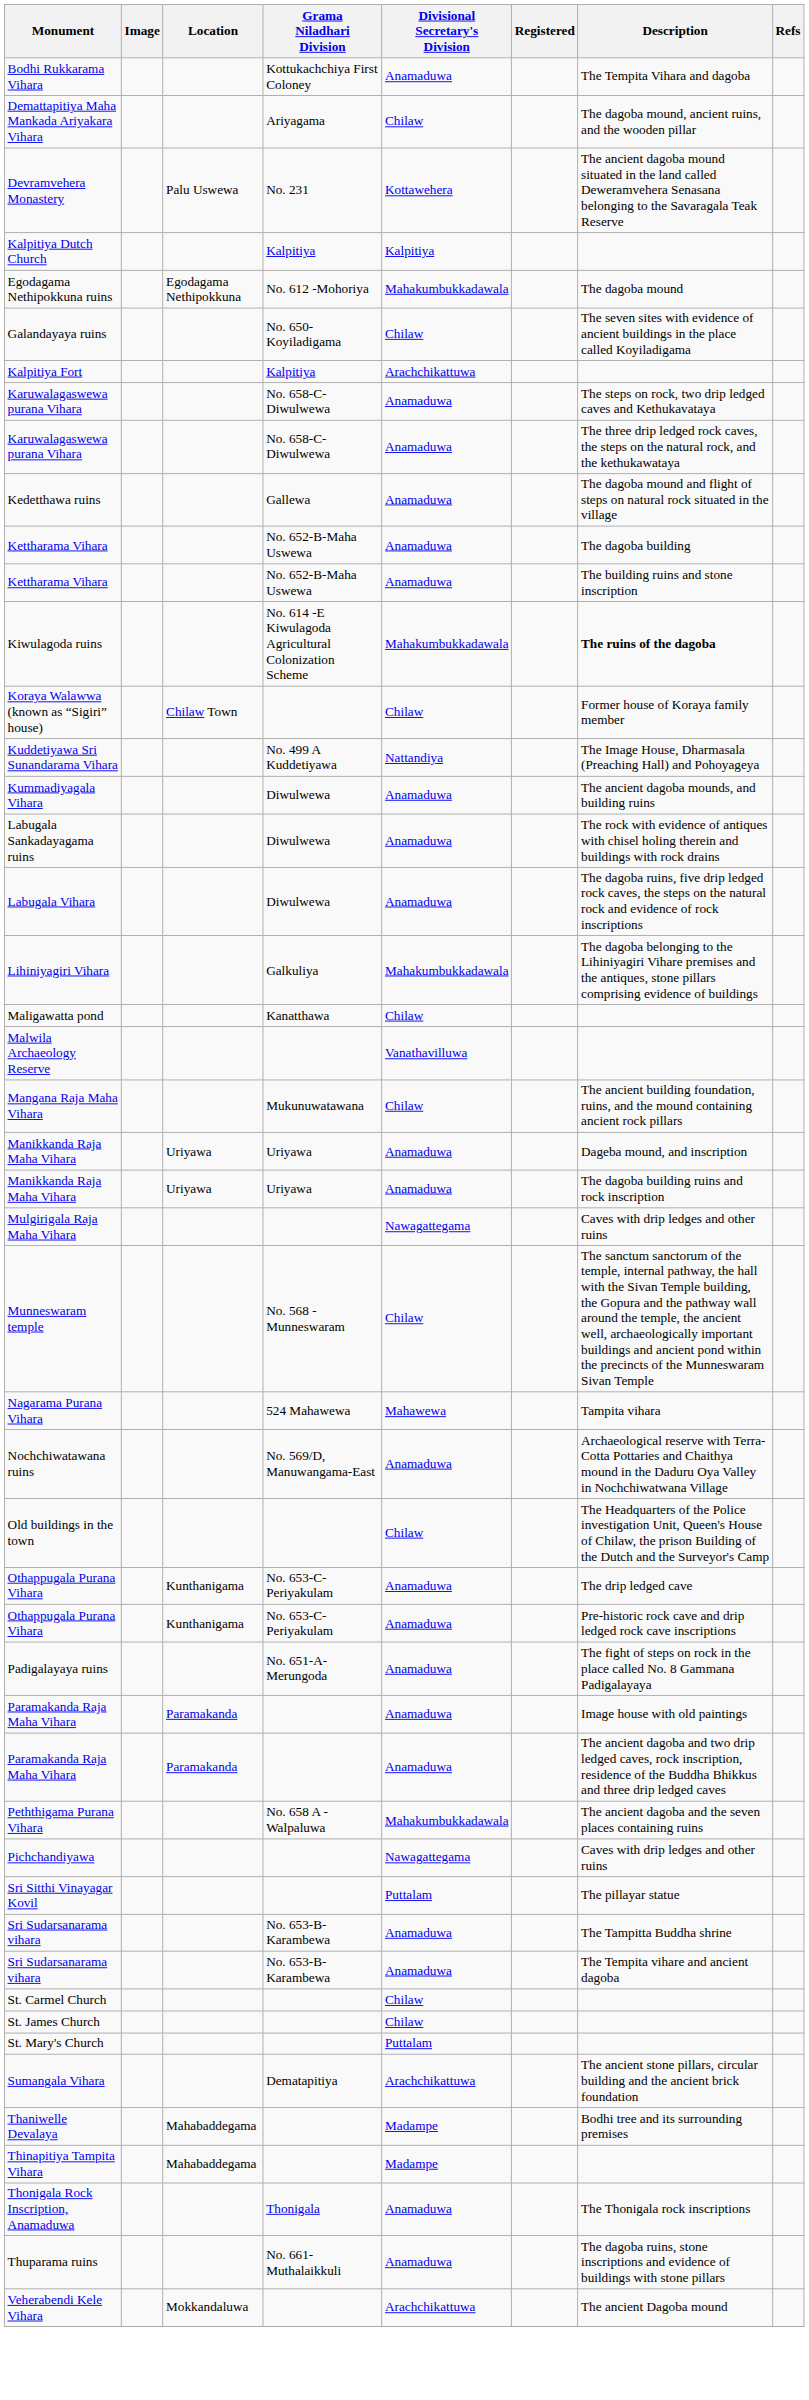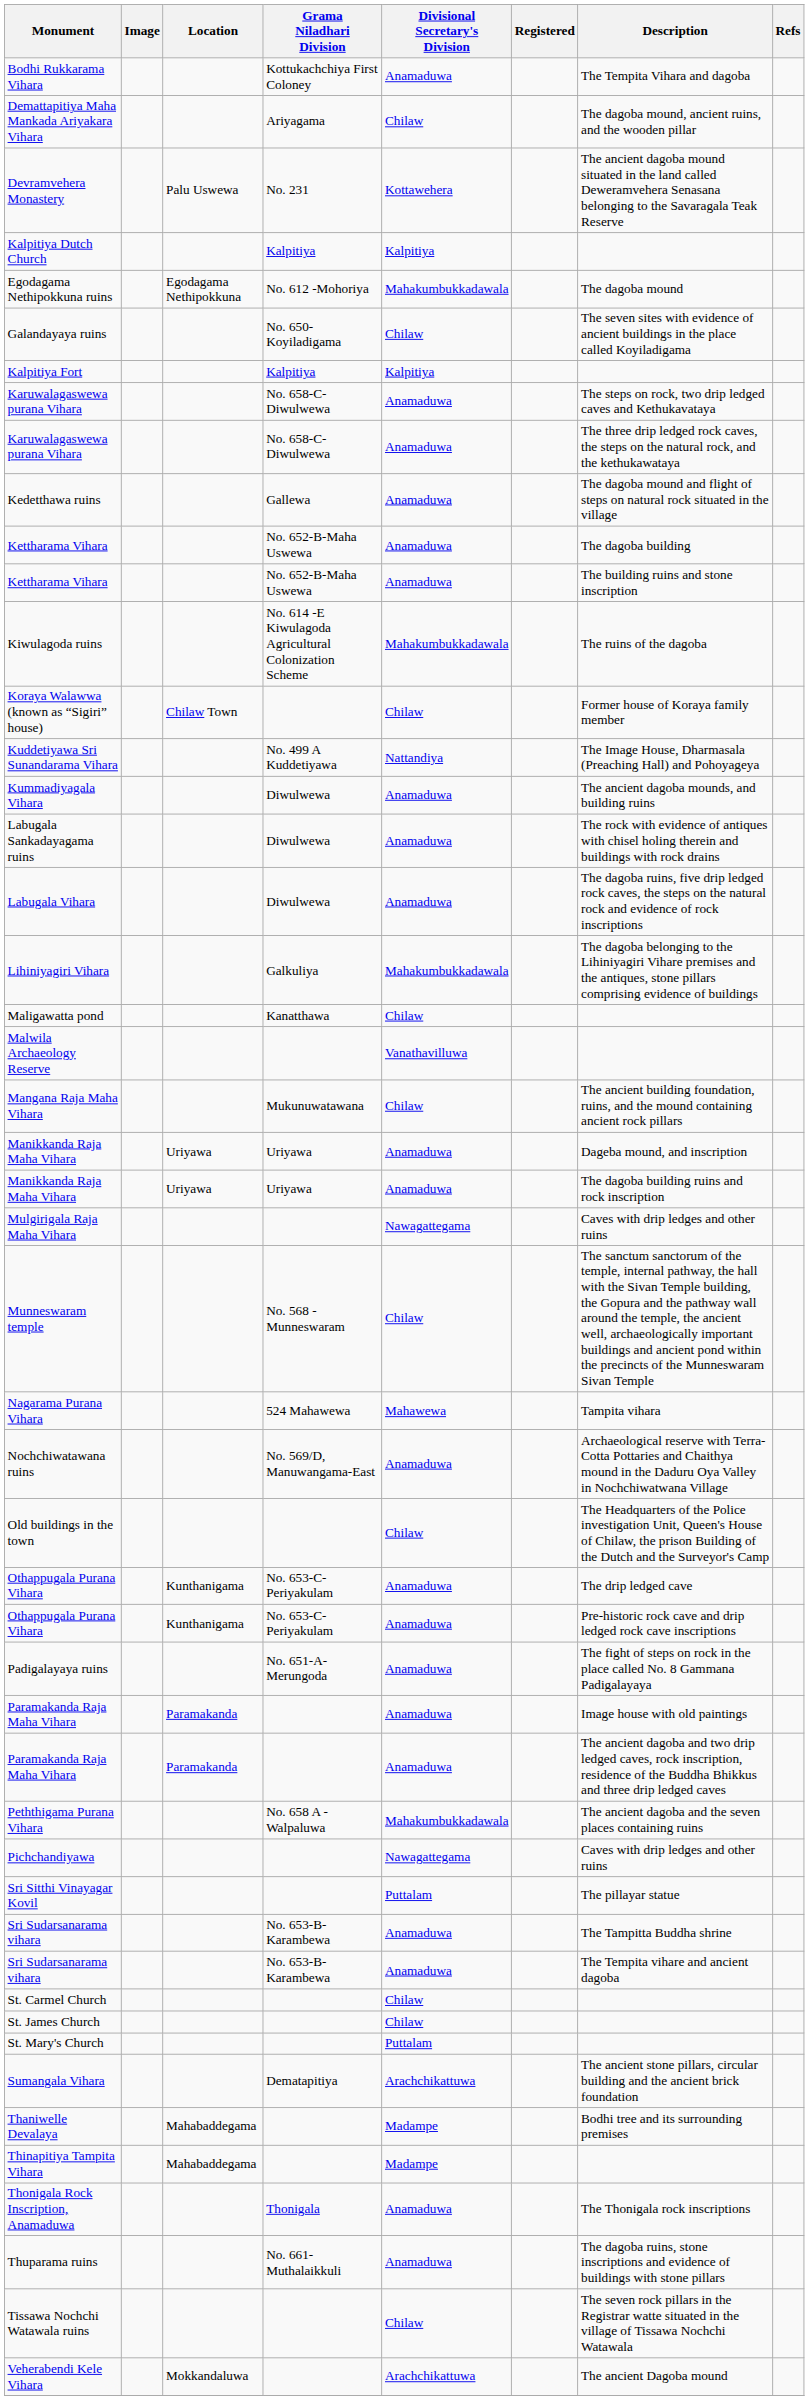(430, 372) Arachchikattuwa -> (410, 372) Kalpitiya
(648, 643) bold -> (644, 643) normal
+ row: (53, 2323)
